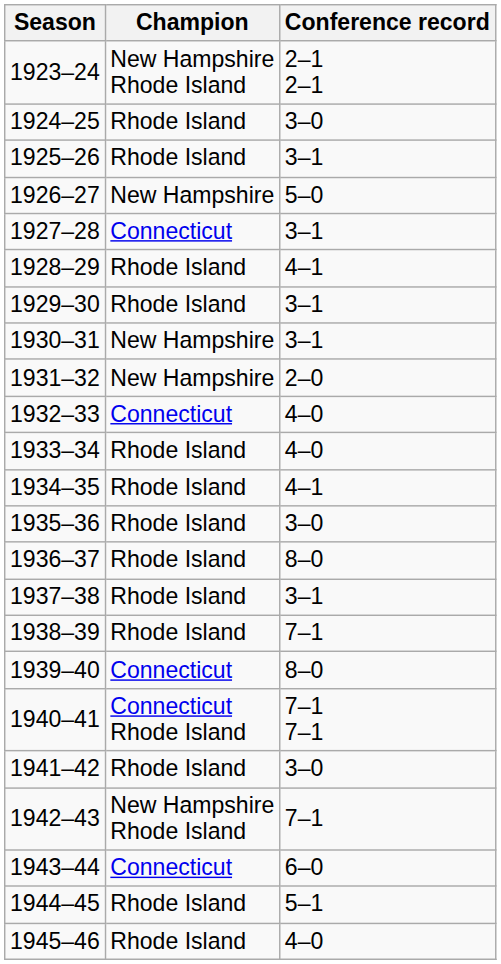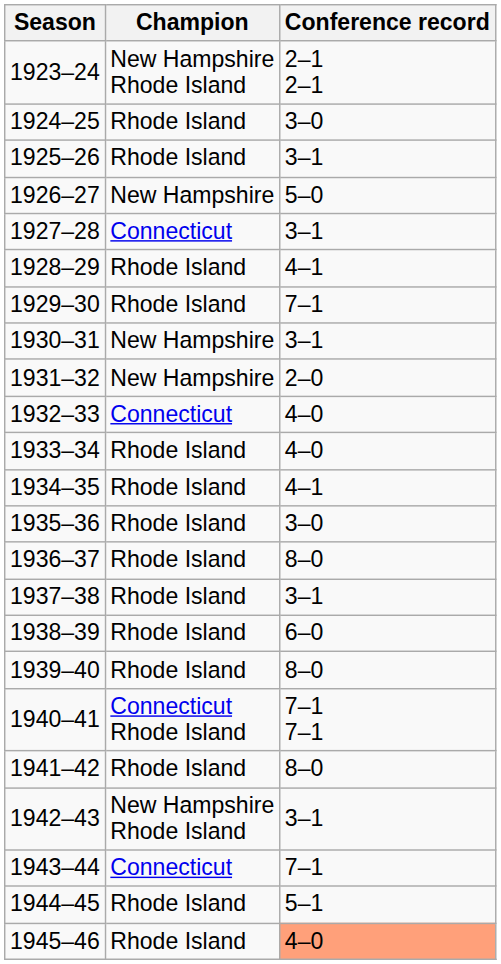(304, 304) 3–1 -> (304, 304) 7–1
(304, 633) 7–1 -> (304, 633) 6–0
(171, 669) Connecticut -> (178, 669) Rhode Island
(304, 768) 3–0 -> (304, 768) 8–0
(304, 818) 7–1 -> (304, 818) 3–1
(304, 867) 6–0 -> (304, 867) 7–1
(304, 940) no background -> (304, 940) lightsalmon background
